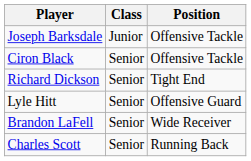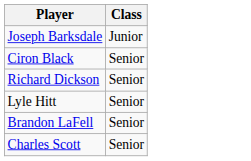- column: (197, 15)
